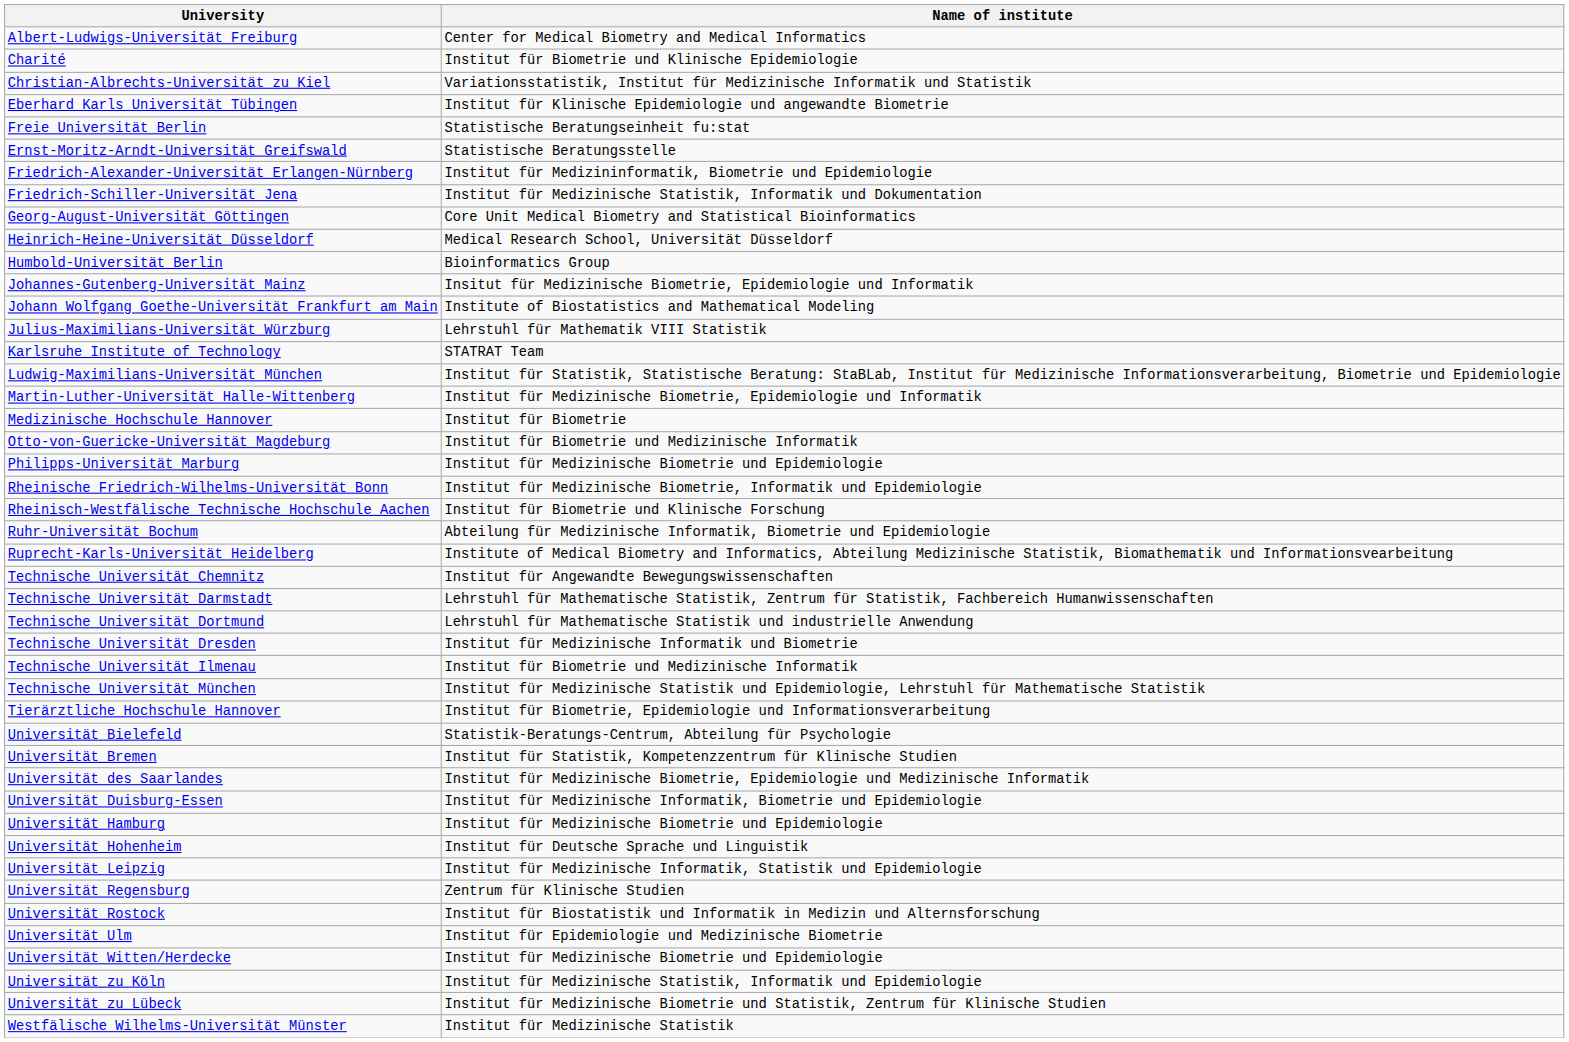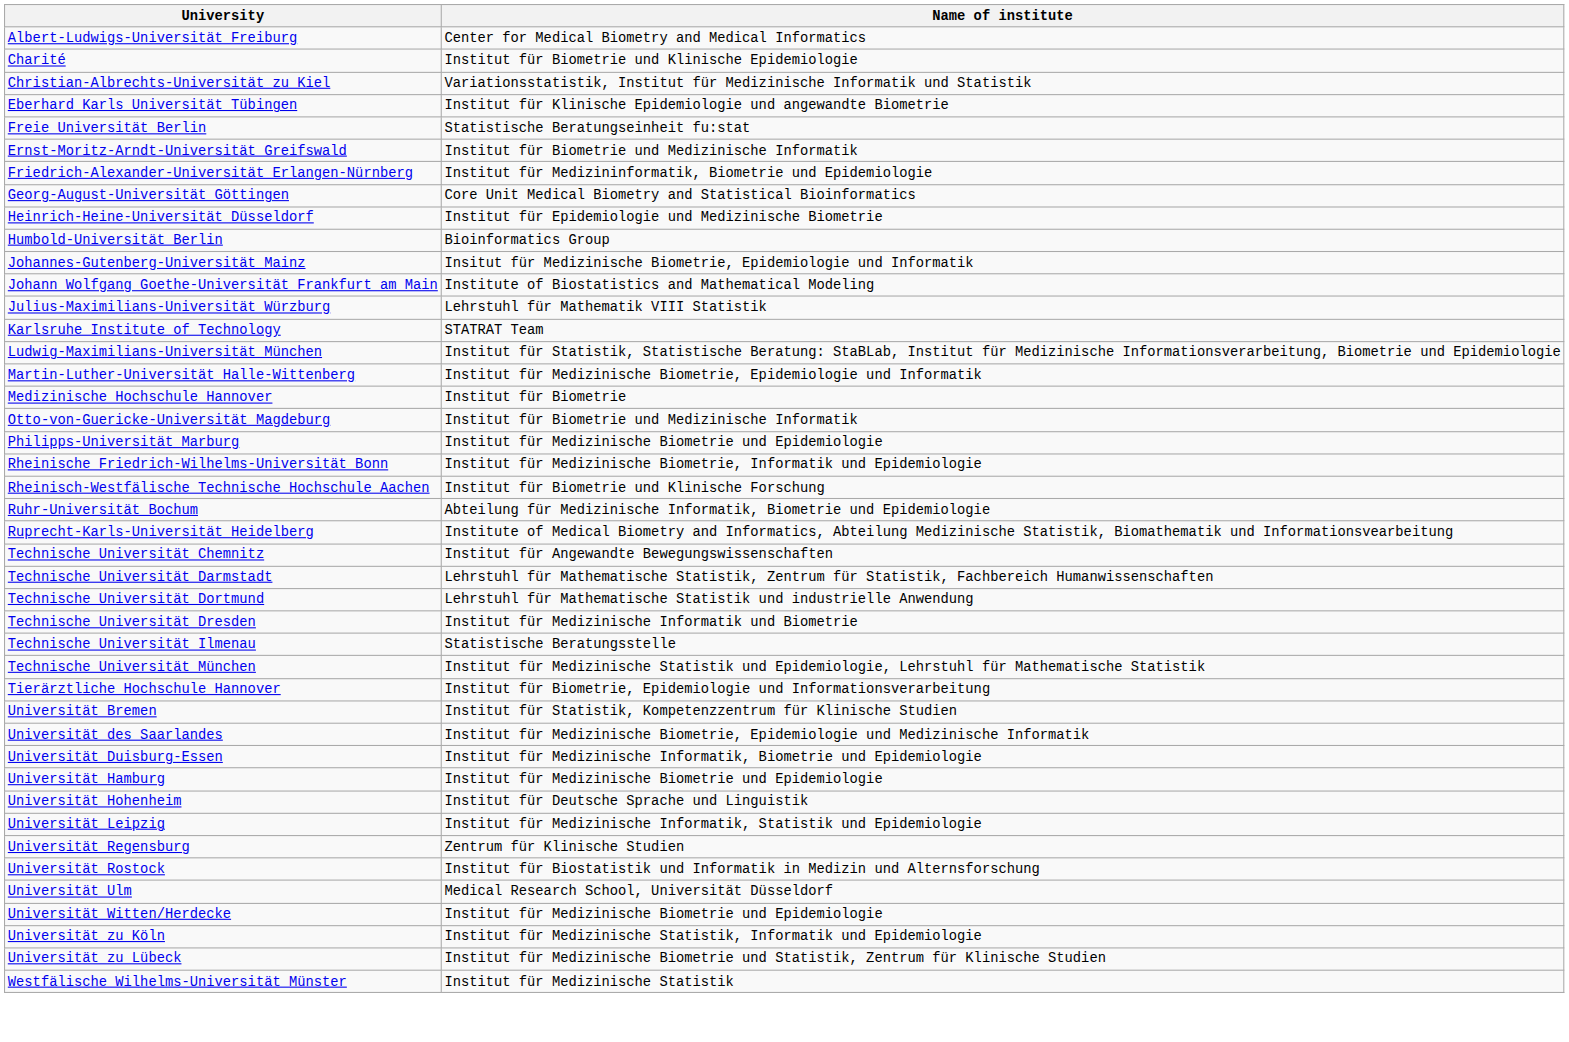(560, 151) Statistische Beratungsstelle -> (651, 151) Institut für Biometrie und Medizinische Informatik
- row: (153, 195)
(639, 240) Medical Research School, Universität Düsseldorf -> (664, 218) Institut für Epidemiologie und Medizinische Biometrie
(651, 667) Institut für Biometrie und Medizinische Informatik -> (560, 645) Statistische Beratungsstelle
- row: (95, 734)
(664, 937) Institut für Epidemiologie und Medizinische Biometrie -> (639, 892) Medical Research School, Universität Düsseldorf
